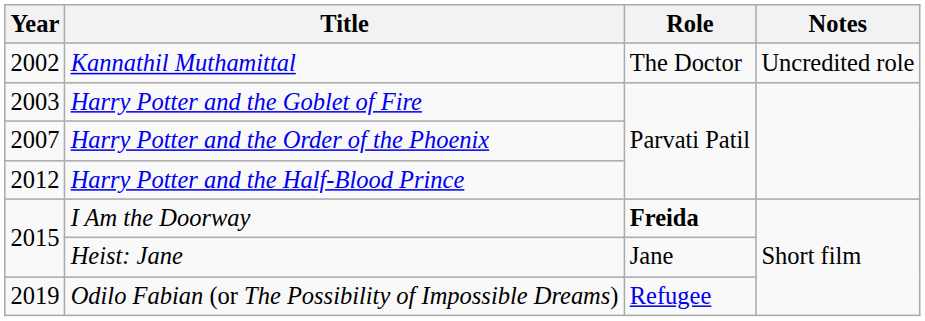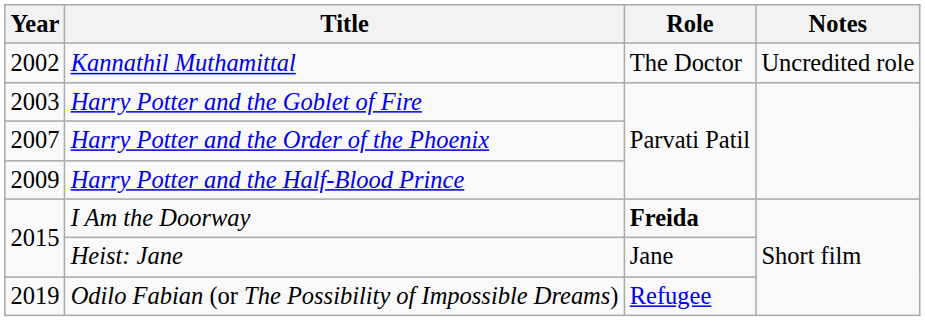(35, 179) 2012 -> (35, 179) 2009
